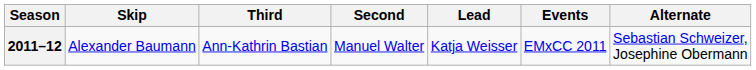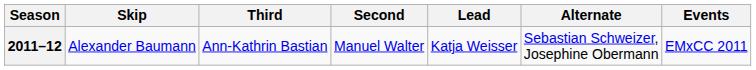columns swapped: (680, 15) <-> (565, 15)
